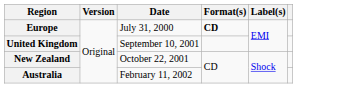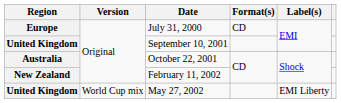(211, 28) bold -> (239, 28) normal
(42, 59) New Zealand -> (42, 59) Australia
(42, 75) Australia -> (42, 75) New Zealand
+ row: (176, 91)
